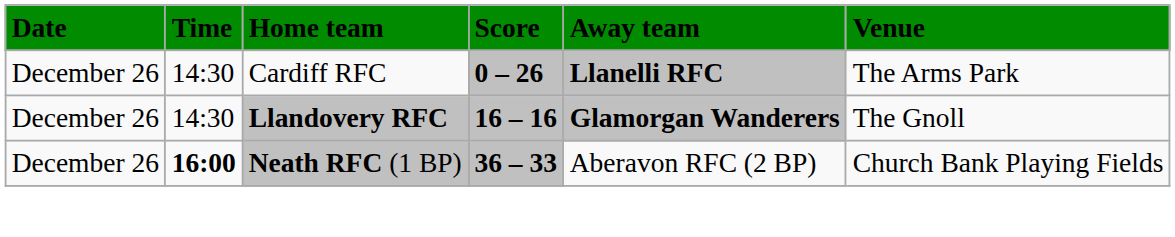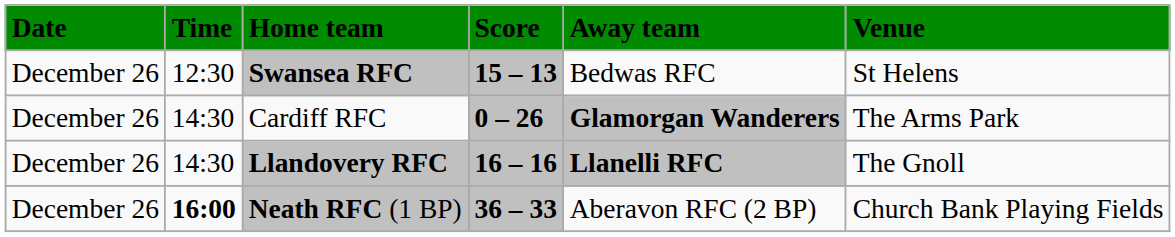+ row: (331, 72)
(647, 72) Llanelli RFC -> (705, 117) Glamorgan Wanderers
(705, 117) Glamorgan Wanderers -> (647, 163) Llanelli RFC
